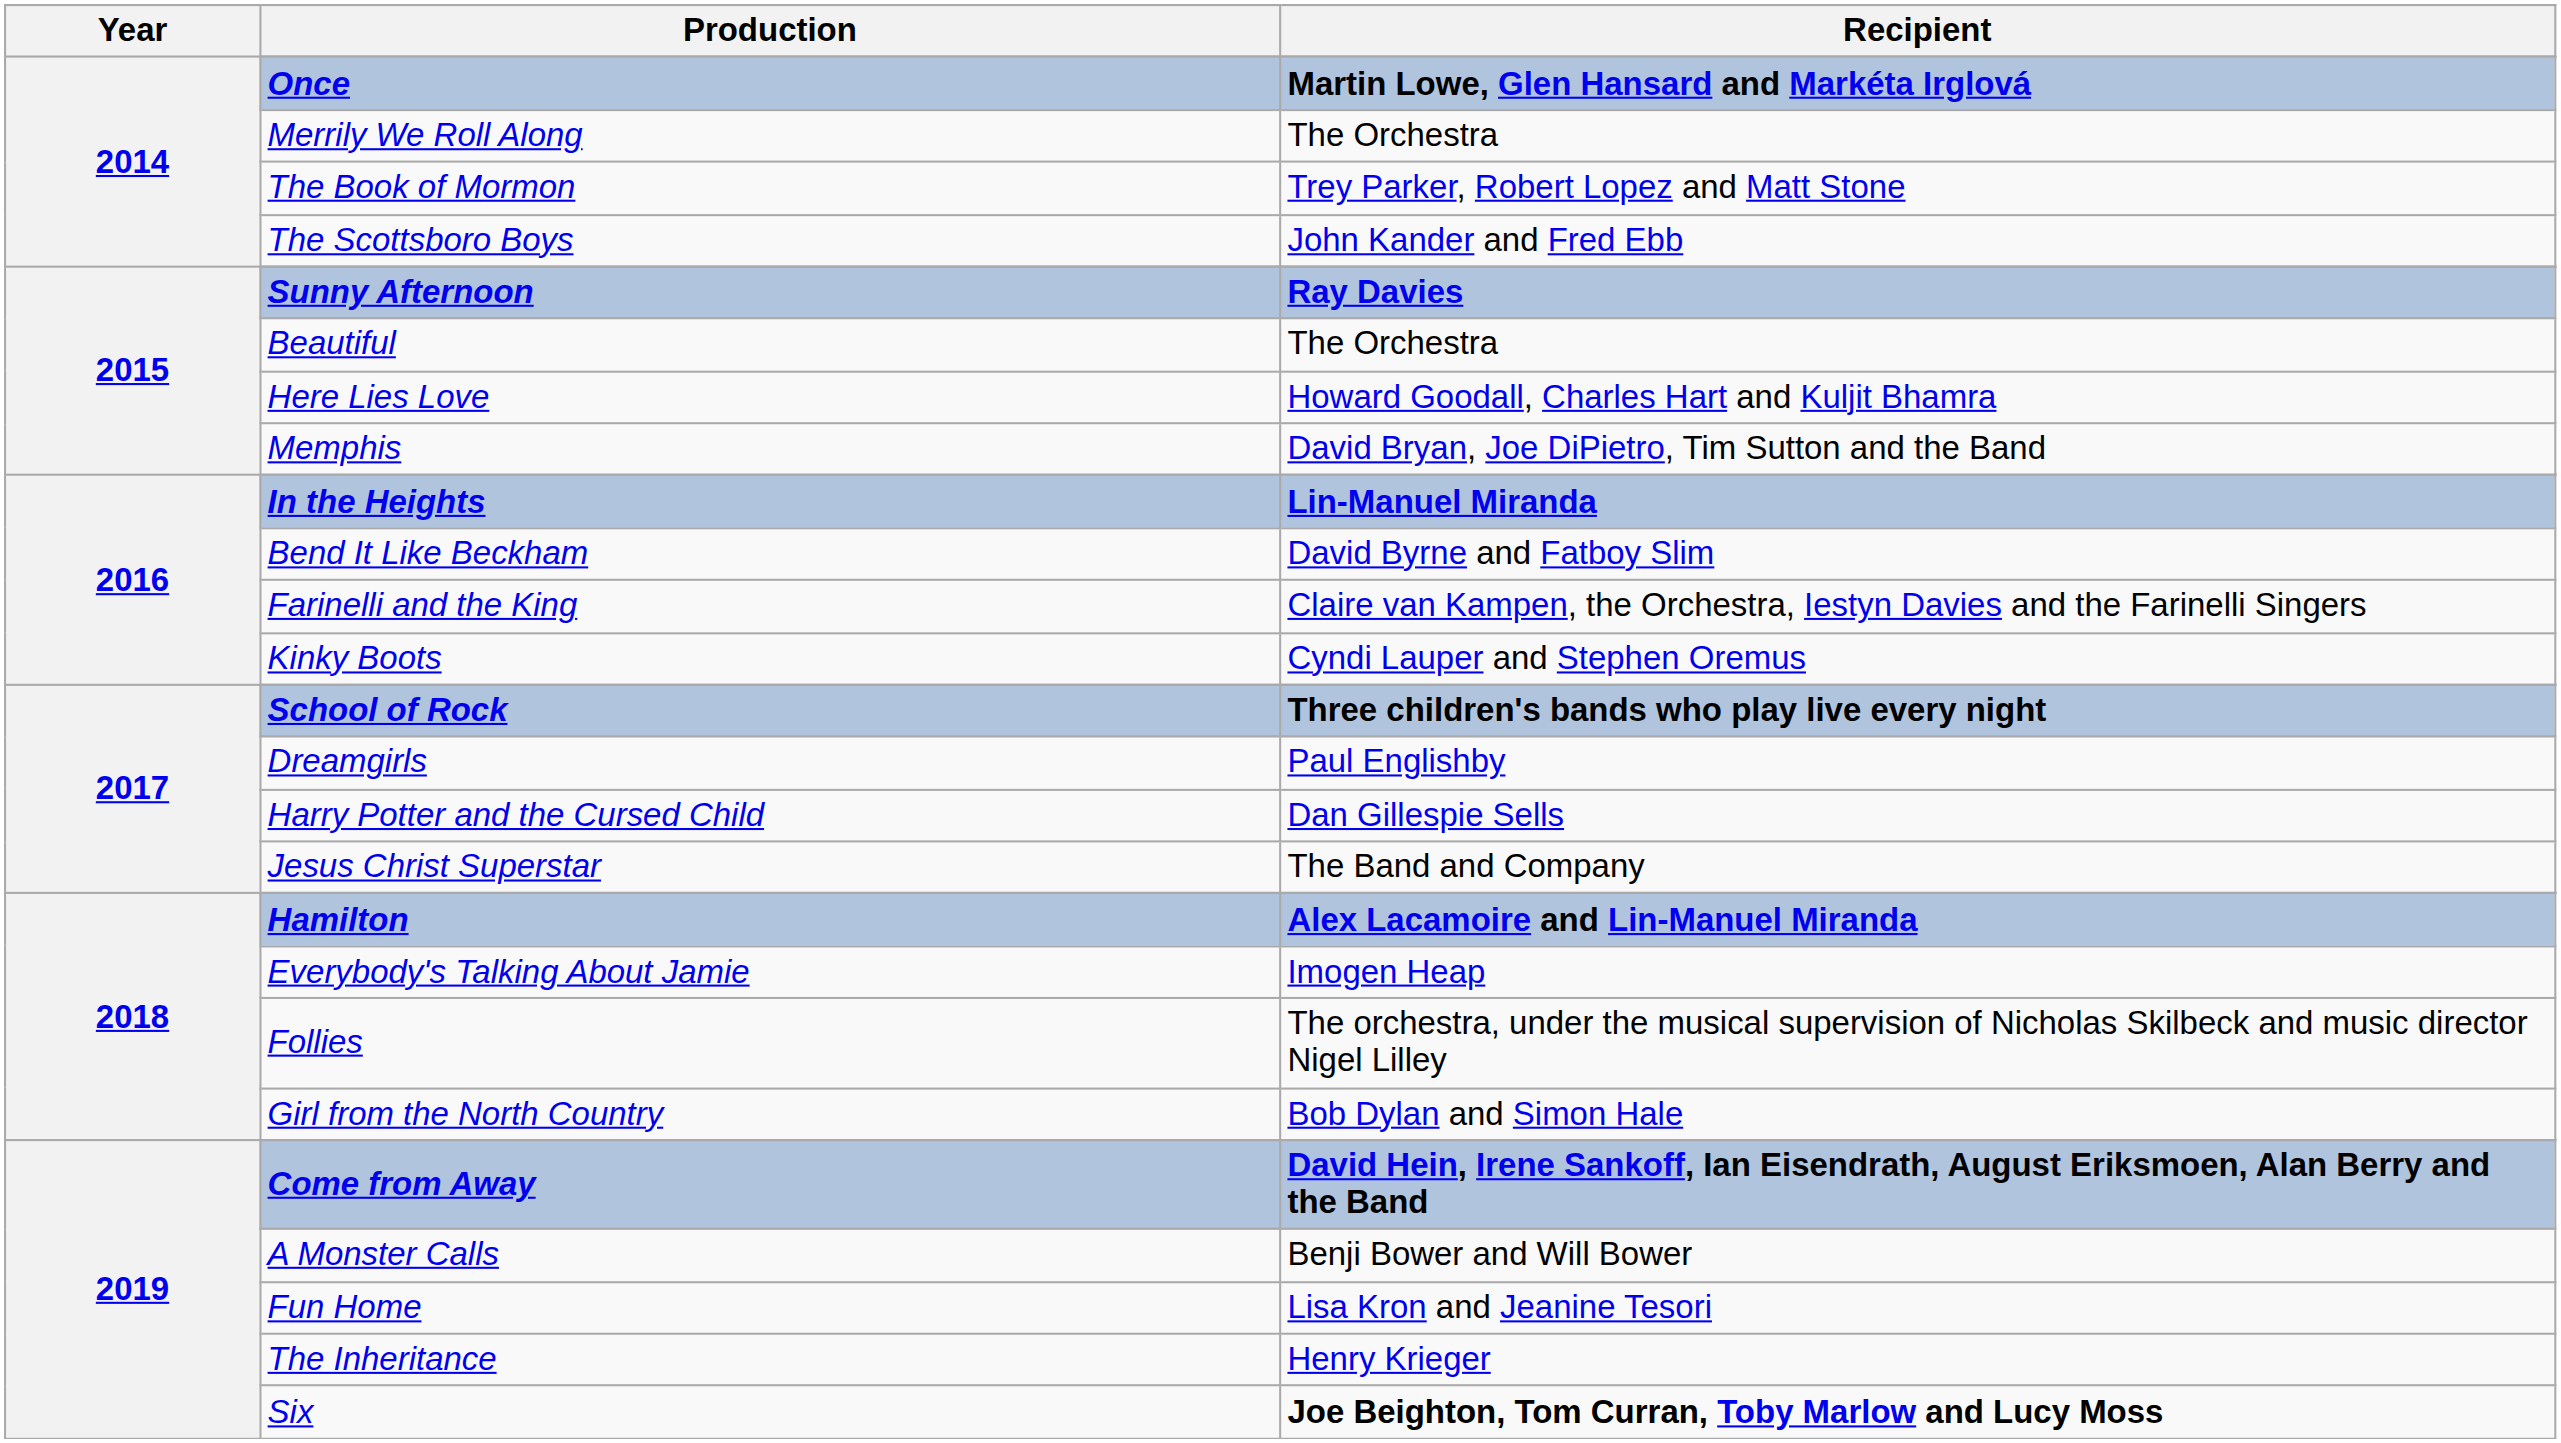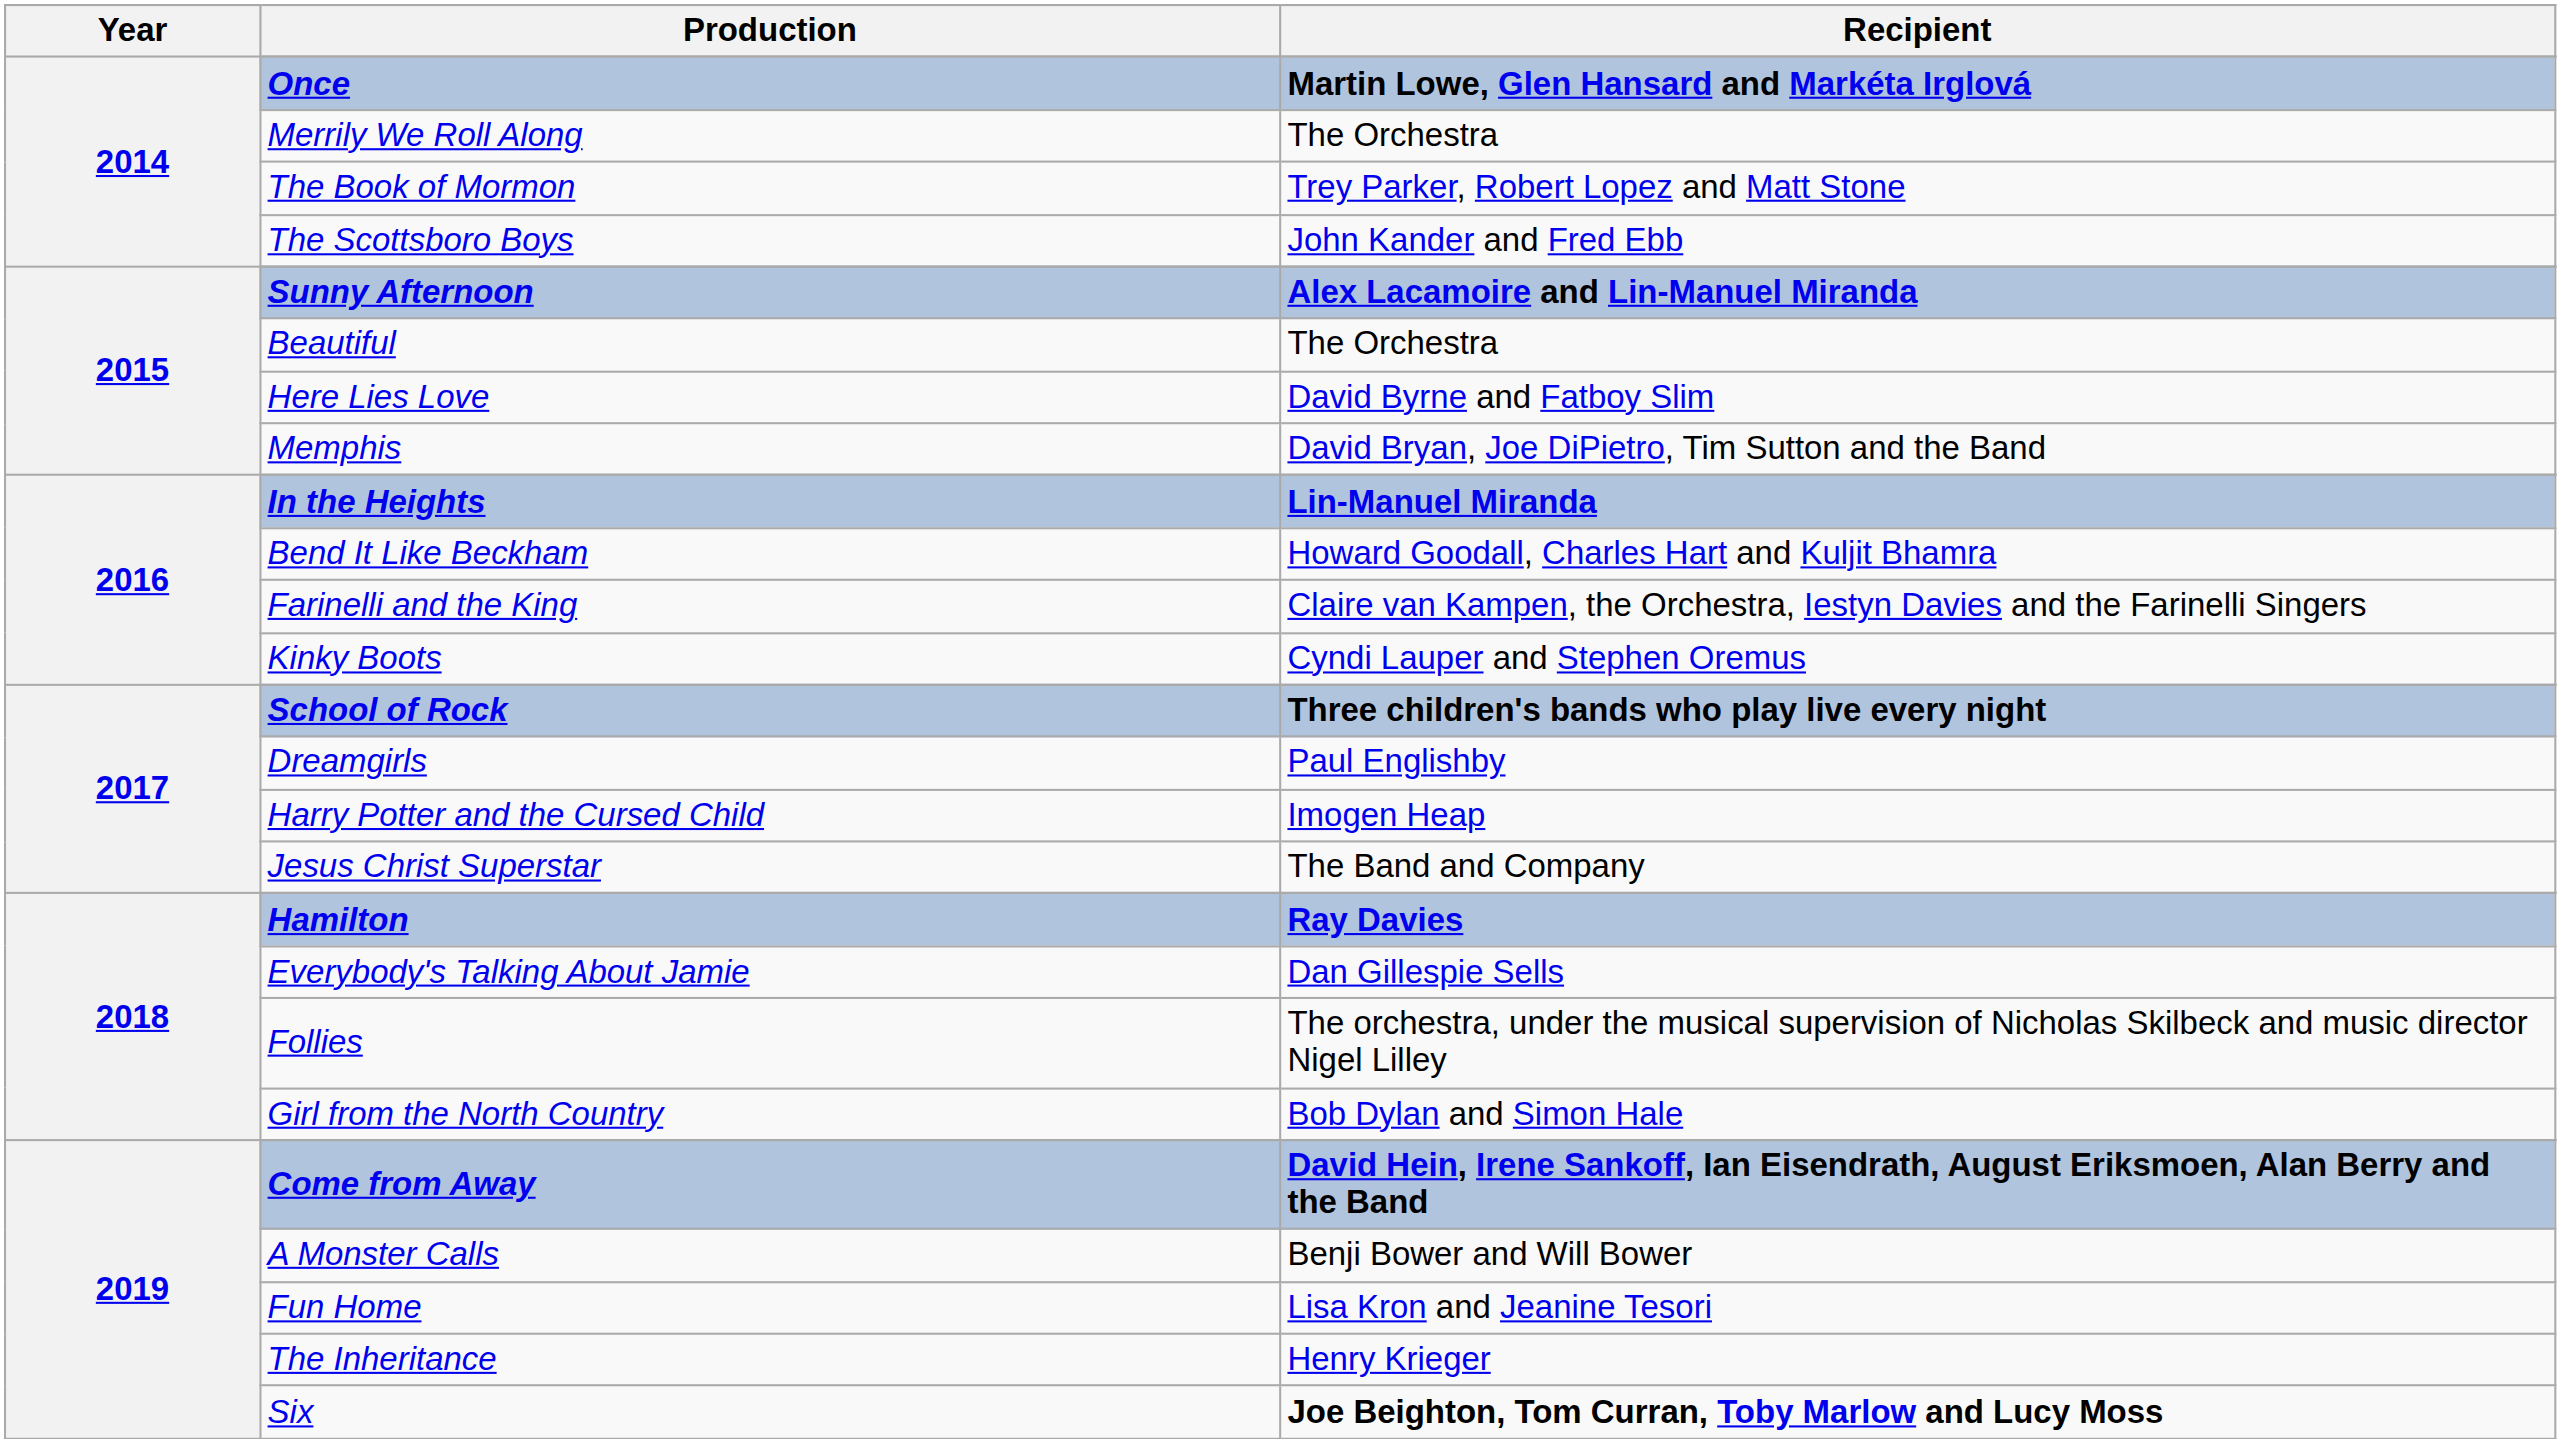(1375, 291) Ray Davies -> (1602, 291) Alex Lacamoire and Lin-Manuel Miranda
(1642, 396) Howard Goodall, Charles Hart and Kuljit Bhamra -> (1501, 396) David Byrne and Fatboy Slim
(1501, 553) David Byrne and Fatboy Slim -> (1642, 553) Howard Goodall, Charles Hart and Kuljit Bhamra
(1426, 814) Dan Gillespie Sells -> (1386, 814) Imogen Heap
(1602, 919) Alex Lacamoire and Lin-Manuel Miranda -> (1375, 919) Ray Davies
(1386, 971) Imogen Heap -> (1426, 971) Dan Gillespie Sells
